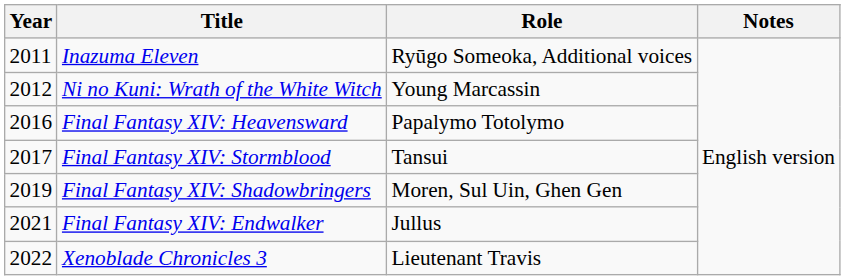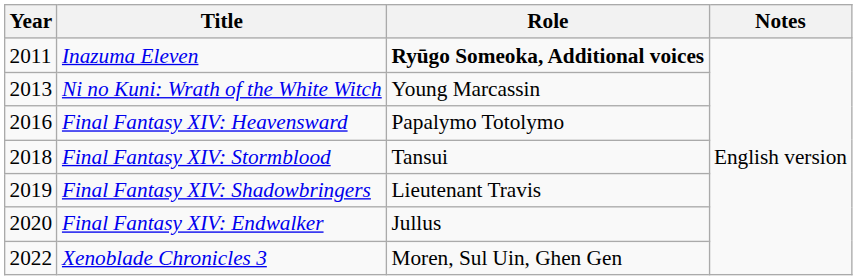(542, 55) normal -> (548, 55) bold
(31, 88) 2012 -> (31, 88) 2013
(31, 156) 2017 -> (31, 156) 2018
(507, 190) Moren, Sul Uin, Ghen Gen -> (466, 190) Lieutenant Travis
(31, 223) 2021 -> (31, 223) 2020
(466, 257) Lieutenant Travis -> (507, 257) Moren, Sul Uin, Ghen Gen
